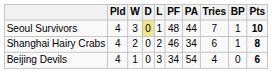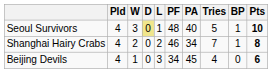(191, 28) 44 -> (191, 28) 40
(214, 28) 7 -> (214, 28) 5
(214, 44) 6 -> (214, 44) 7
(191, 60) 54 -> (191, 60) 45
